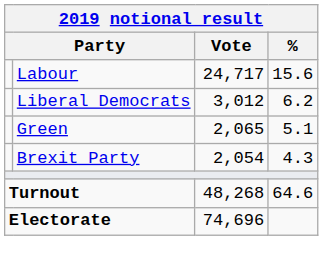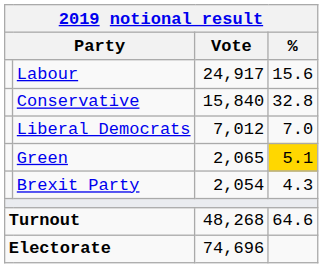(233, 74) 24,717 -> (233, 74) 24,917
+ row: (78, 102)
(239, 102) 3,012 -> (239, 130) 7,012
(298, 102) 6.2 -> (298, 130) 7.0
(298, 130) no background -> (298, 157) gold background
